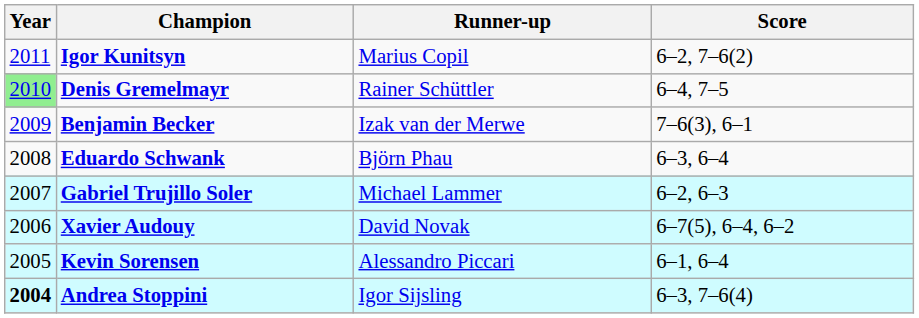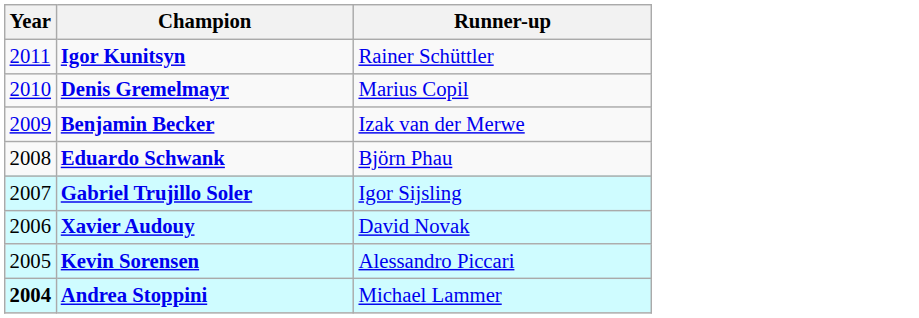- column: (782, 21)
(413, 56) Marius Copil -> (426, 56) Rainer Schüttler
(30, 90) lightgreen background -> (30, 90) no background
(426, 90) Rainer Schüttler -> (413, 90) Marius Copil
(430, 192) Michael Lammer -> (410, 192) Igor Sijsling
(410, 295) Igor Sijsling -> (430, 295) Michael Lammer
